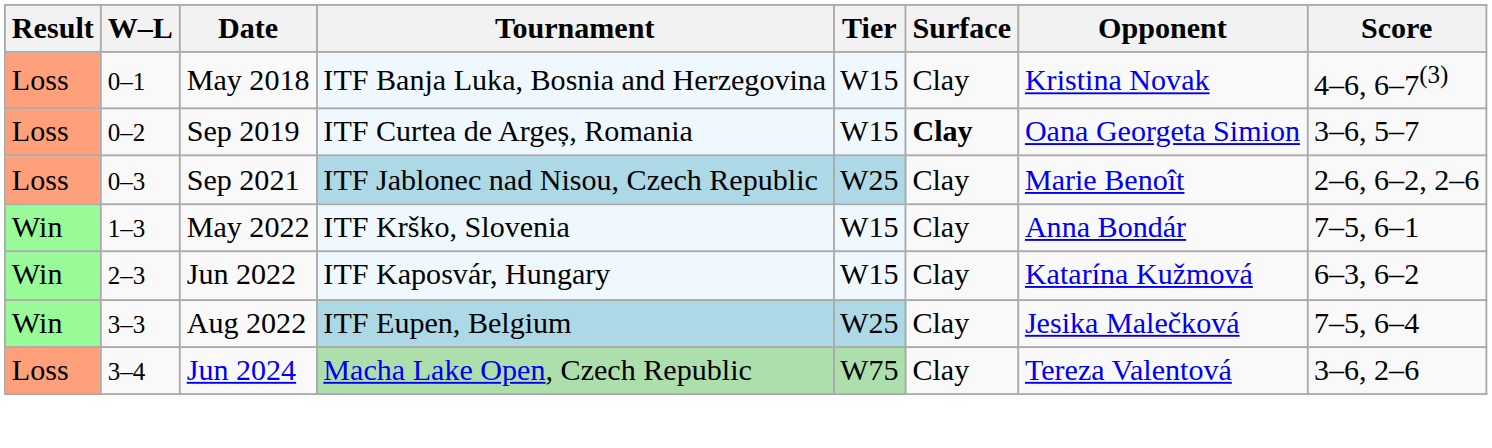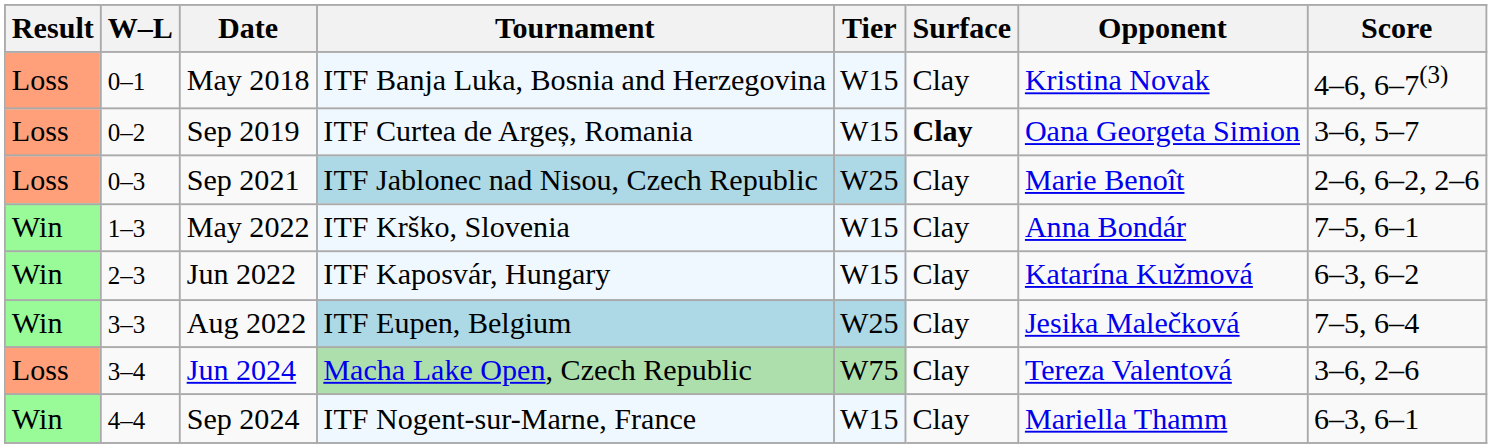+ row: (243, 418)
